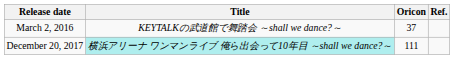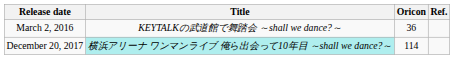(411, 28) 37 -> (411, 28) 36
(411, 45) 111 -> (411, 45) 114
